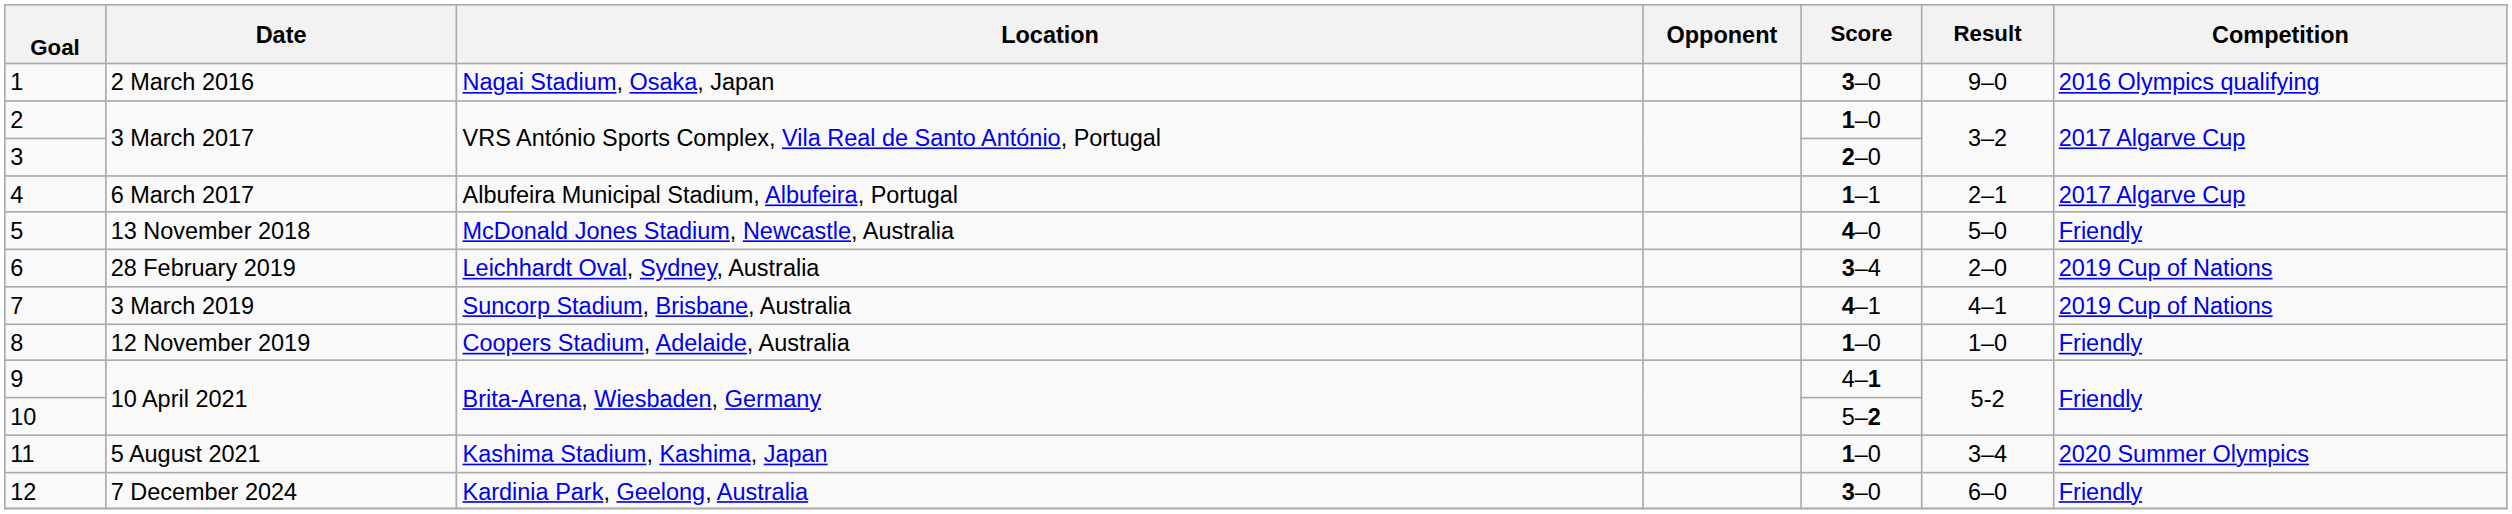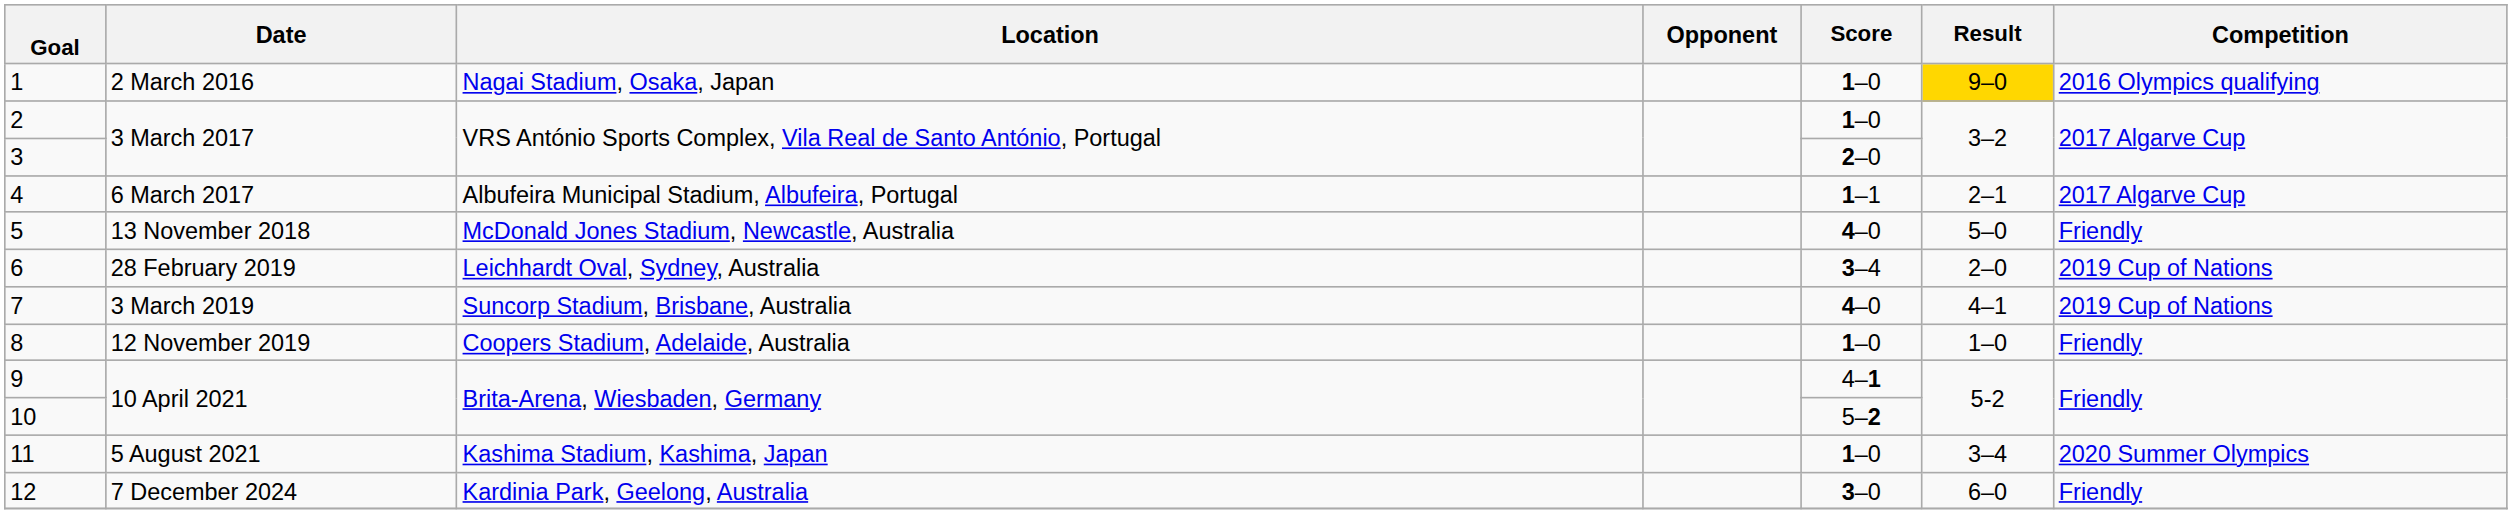(1861, 83) 3–0 -> (1861, 83) 1–0
(1988, 83) no background -> (1988, 83) gold background
(1861, 306) 4–1 -> (1861, 306) 4–0
